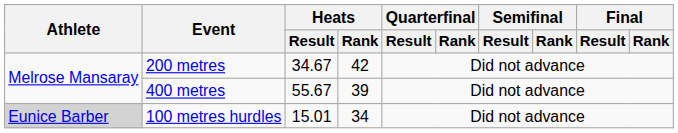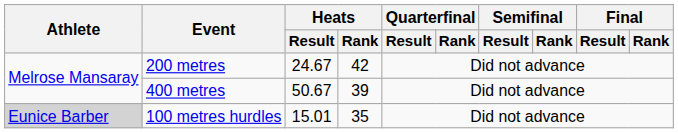(312, 66) 34.67 -> (312, 66) 24.67
(312, 91) 55.67 -> (312, 91) 50.67
(360, 116) 34 -> (360, 116) 35
